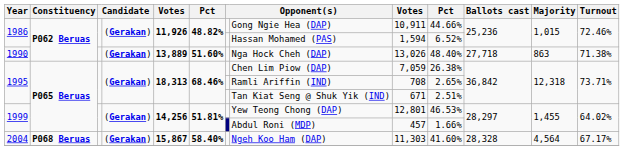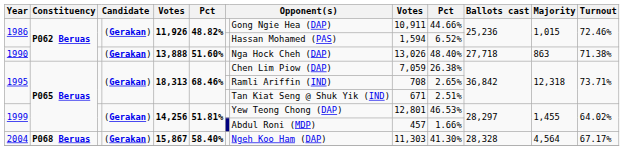(171, 54) 13,889 -> (171, 54) 13,888
(446, 139) 41.60% -> (446, 139) 41.30%
